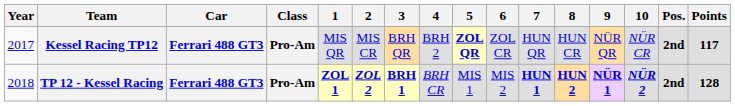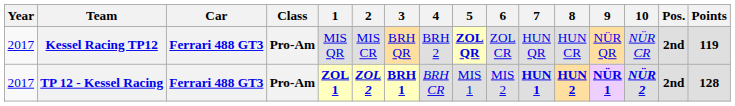(709, 45) 117 -> (709, 45) 119
(21, 82) 2018 -> (21, 82) 2017
